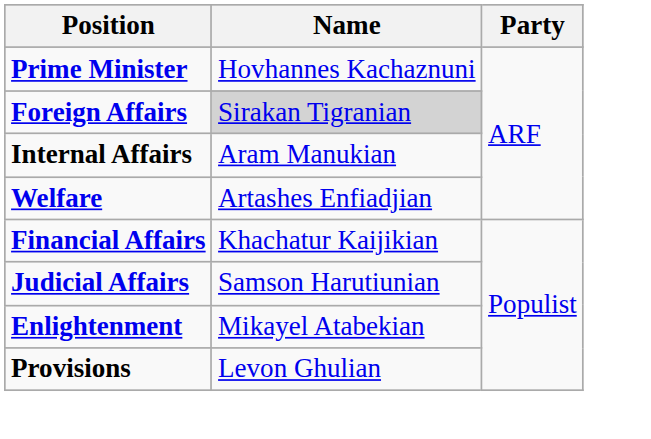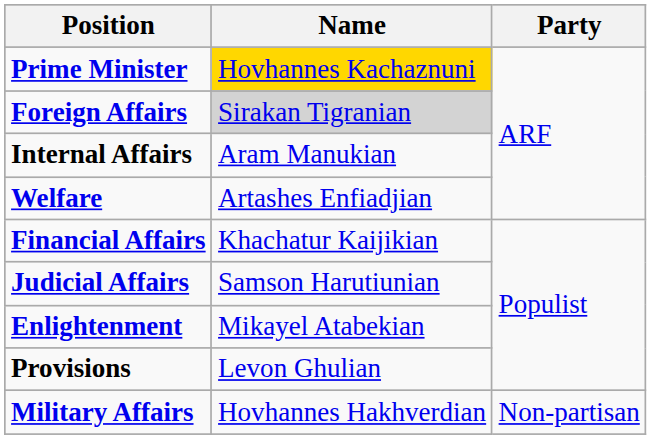(347, 68) no background -> (347, 68) gold background
+ row: (102, 411)
